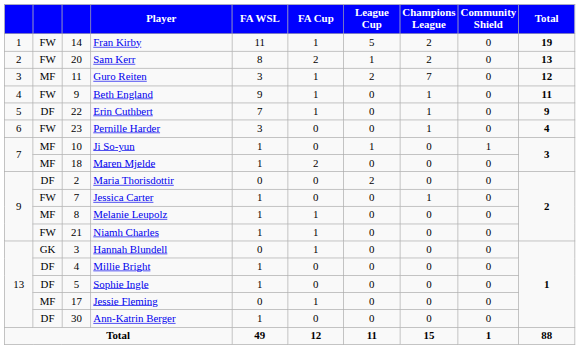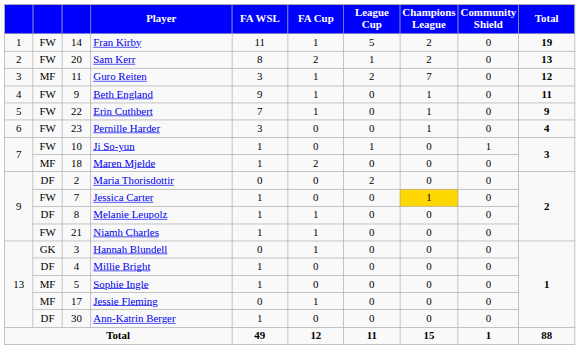(48, 111) DF -> (48, 111) FW
(48, 146) MF -> (48, 146) FW
(429, 197) no background -> (429, 197) gold background
(48, 215) MF -> (48, 215) DF
(48, 284) DF -> (48, 284) MF
